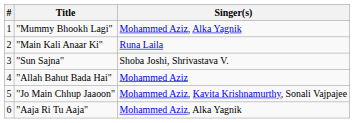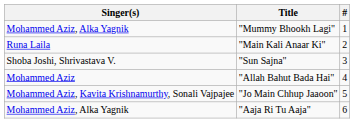columns swapped: (9, 12) <-> (233, 12)
